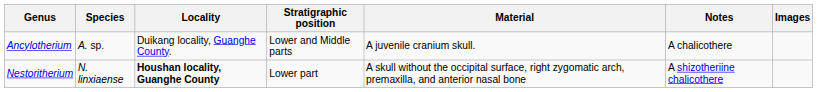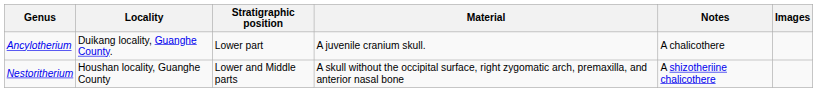- column: (105, 18)
(310, 46) Lower and Middle parts -> (239, 46) Lower part
(179, 73) bold -> (139, 73) normal
(294, 73) Lower part -> (255, 73) Lower and Middle parts
